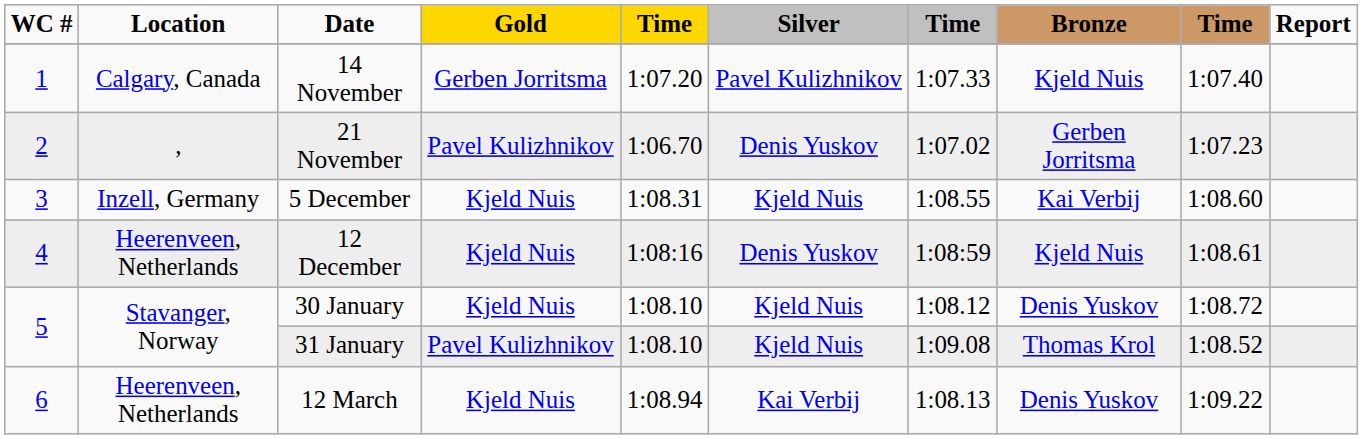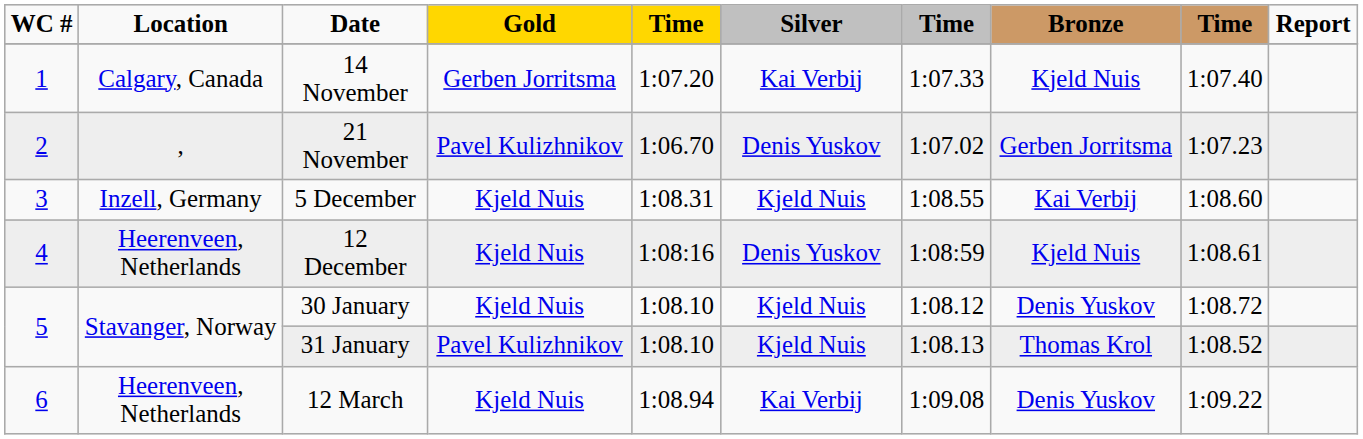(809, 77) Pavel Kulizhnikov -> (811, 77) Kai Verbij
(953, 346) 1:09.08 -> (947, 346) 1:08.13
(953, 399) 1:08.13 -> (947, 399) 1:09.08
